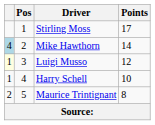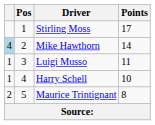(9, 62) lightyellow background -> (9, 62) no background
(126, 62) 12 -> (126, 62) 11
